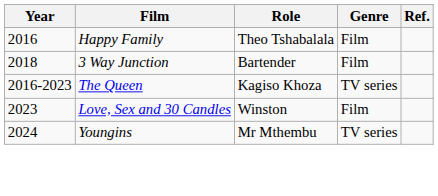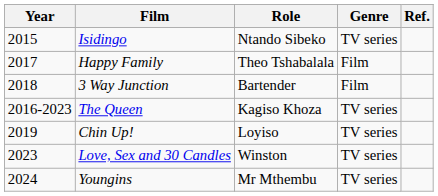+ row: (103, 39)
(23, 39) 2016 -> (23, 62) 2017
+ row: (106, 132)
(355, 109) Film -> (369, 156) TV series
